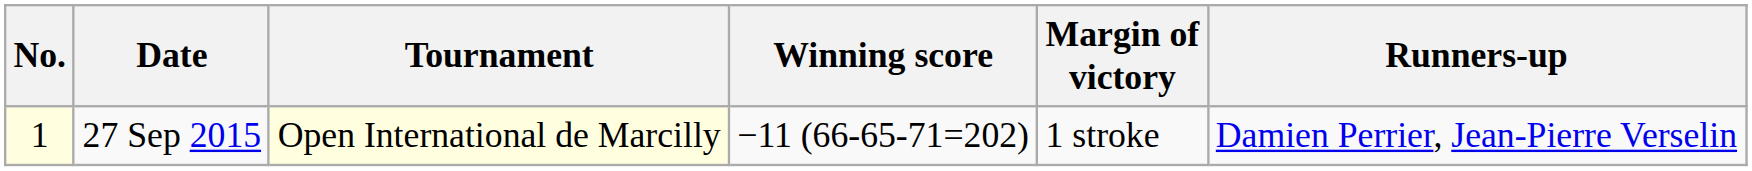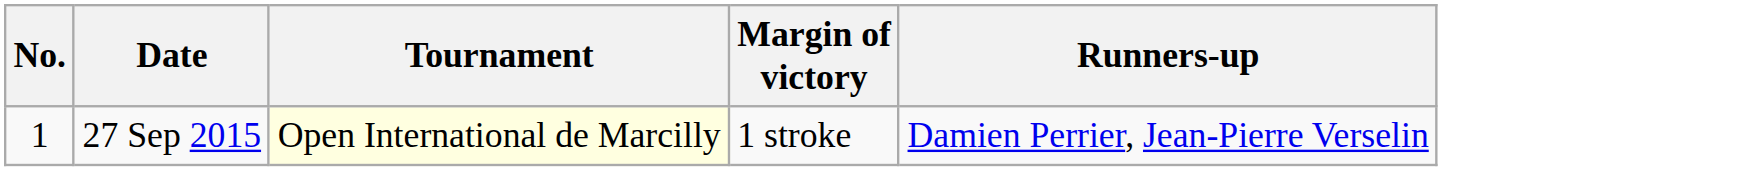- column: (883, 55)
(40, 135) lightyellow background -> (40, 135) no background
